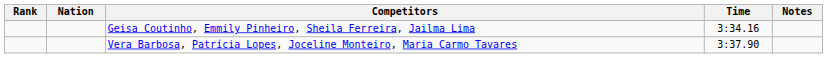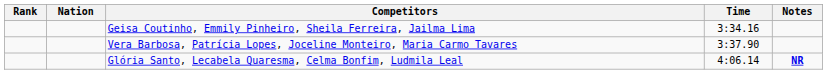+ row: (285, 61)
